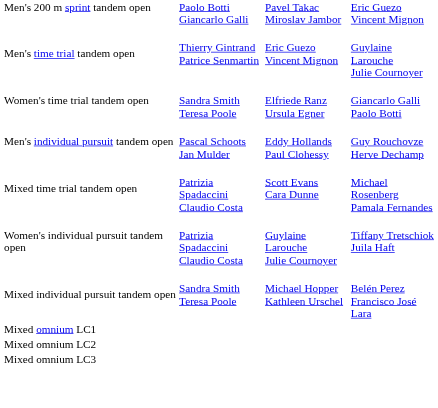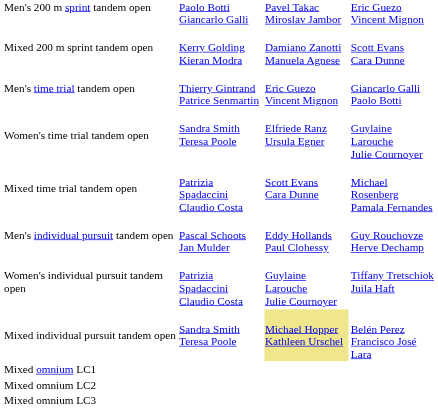+ row: (79, 47)
(387, 60) Guylaine Larouche Julie Cournoyer -> (386, 94) Giancarlo Galli Paolo Botti
(386, 107) Giancarlo Galli Paolo Botti -> (387, 141) Guylaine Larouche Julie Cournoyer
rows swapped: (71, 188) <-> (89, 141)
(304, 294) no background -> (304, 335) khaki background
